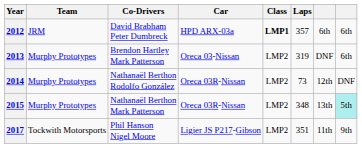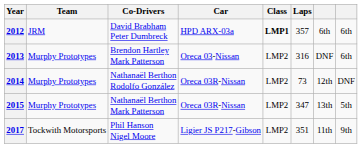(302, 56) 319 -> (302, 56) 316
(302, 106) 348 -> (302, 106) 347
(346, 106) paleturquoise background -> (346, 106) no background
